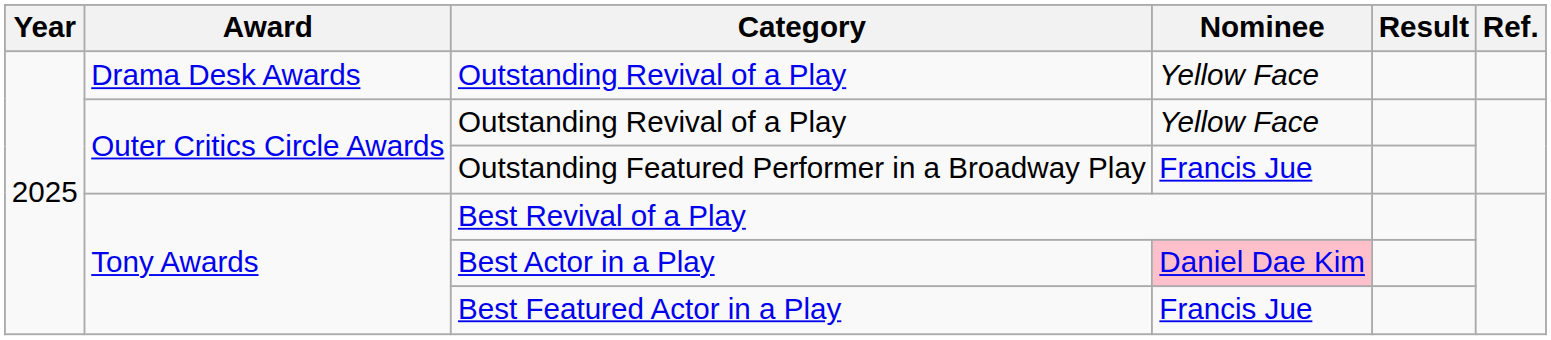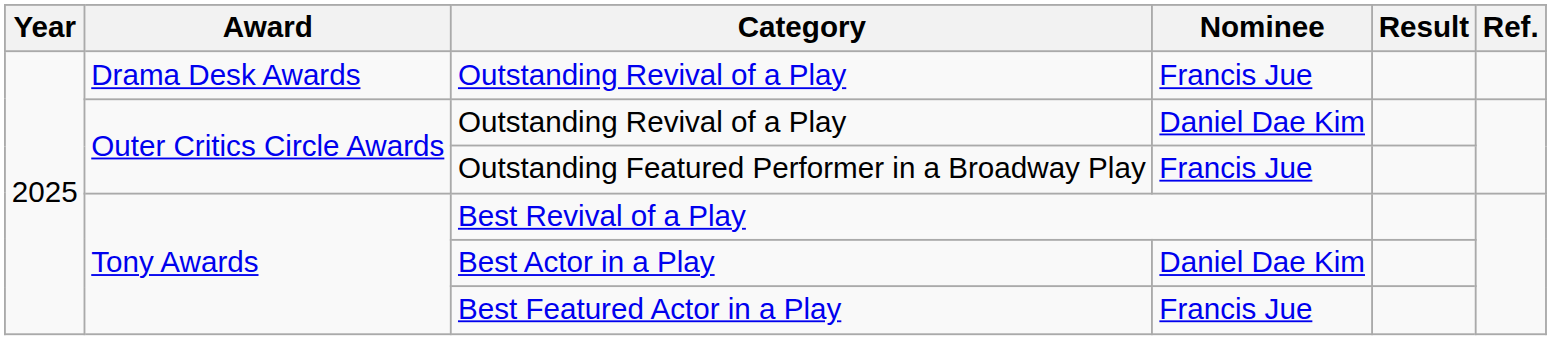(1239, 74) Yellow Face -> (1236, 74) Francis Jue
(1239, 121) Yellow Face -> (1262, 121) Daniel Dae Kim
(1262, 262) pink background -> (1262, 262) no background
